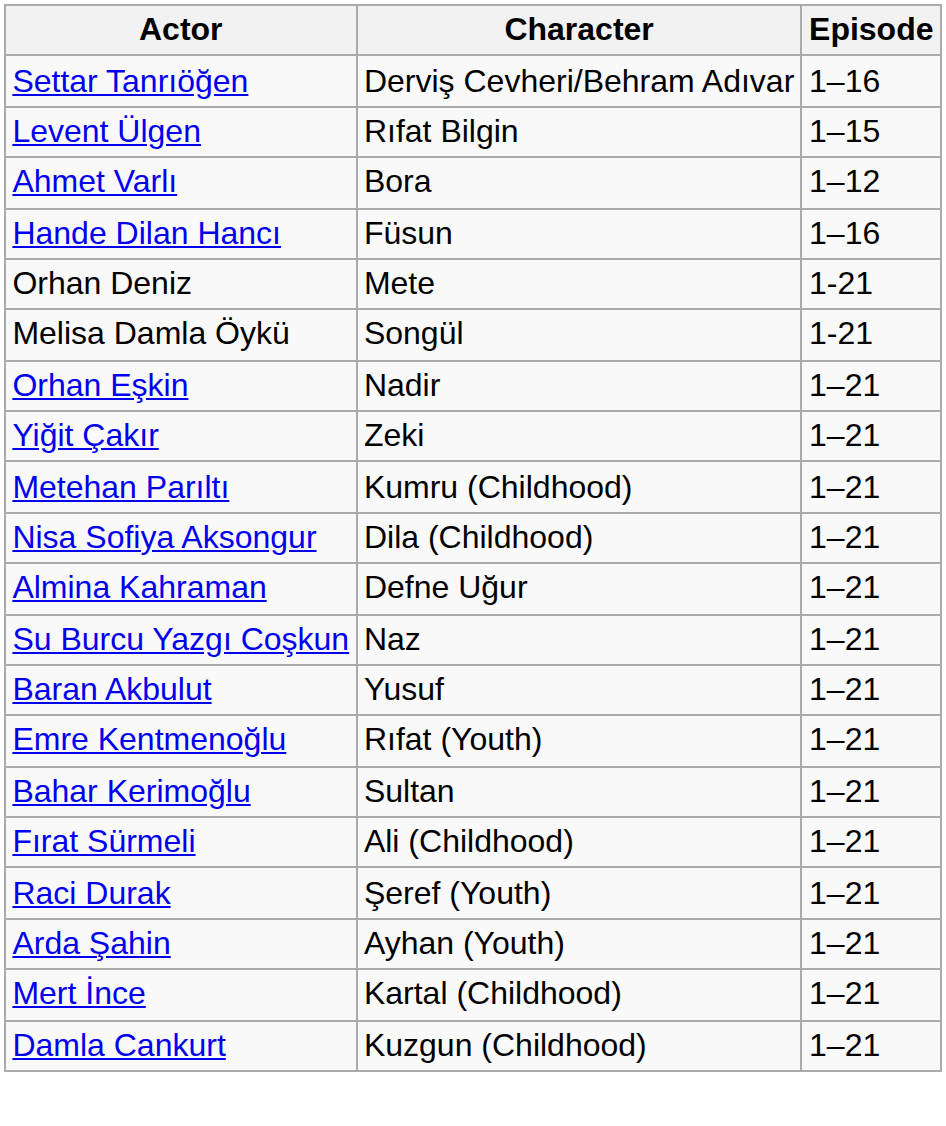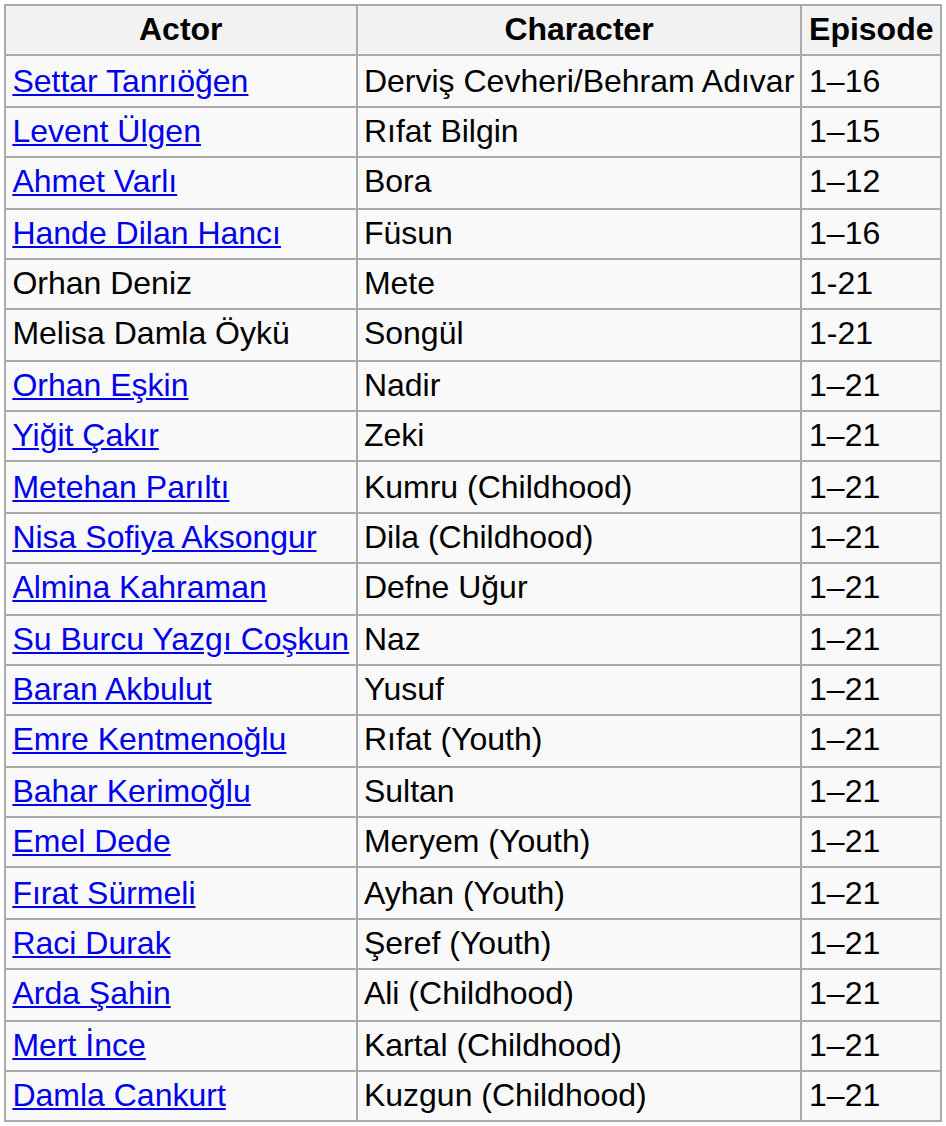+ row: (92, 841)
(469, 841) Ali (Childhood) -> (464, 892) Ayhan (Youth)
(464, 943) Ayhan (Youth) -> (469, 994) Ali (Childhood)
